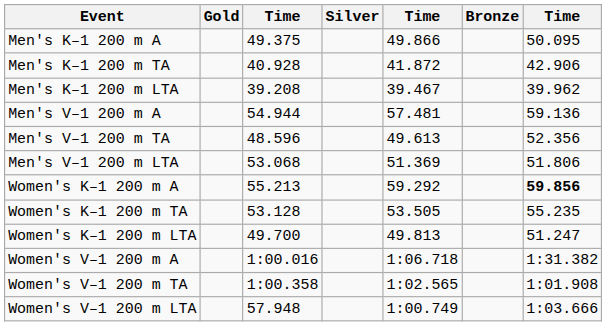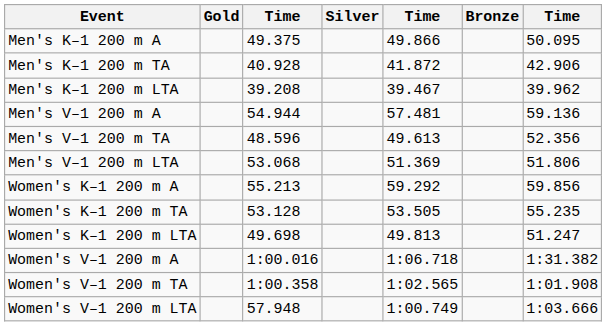(553, 187) bold -> (553, 187) normal
(274, 236) 49.700 -> (274, 236) 49.698
